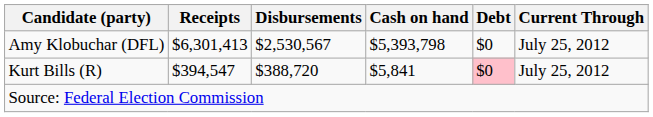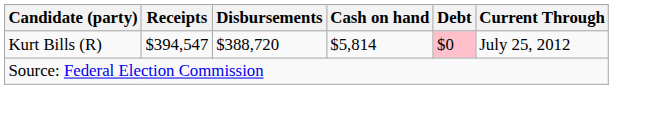- row: (86, 44)
(393, 71) $5,841 -> (353, 44) $5,814
